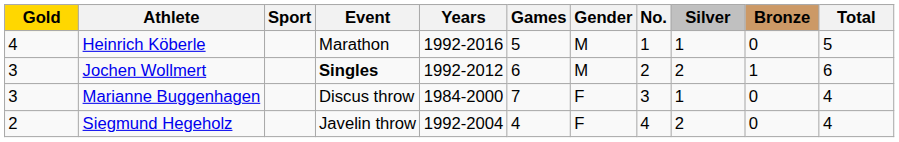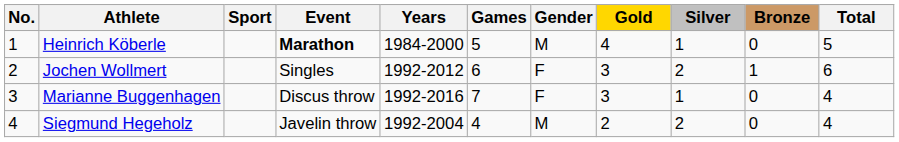columns swapped: (654, 17) <-> (42, 17)
(354, 44) normal -> (317, 44) bold
(464, 44) 1992-2016 -> (424, 44) 1984-2000
(349, 70) bold -> (307, 70) normal
(581, 70) M -> (540, 70) F
(464, 96) 1984-2000 -> (424, 96) 1992-2016
(579, 123) F -> (541, 123) M
